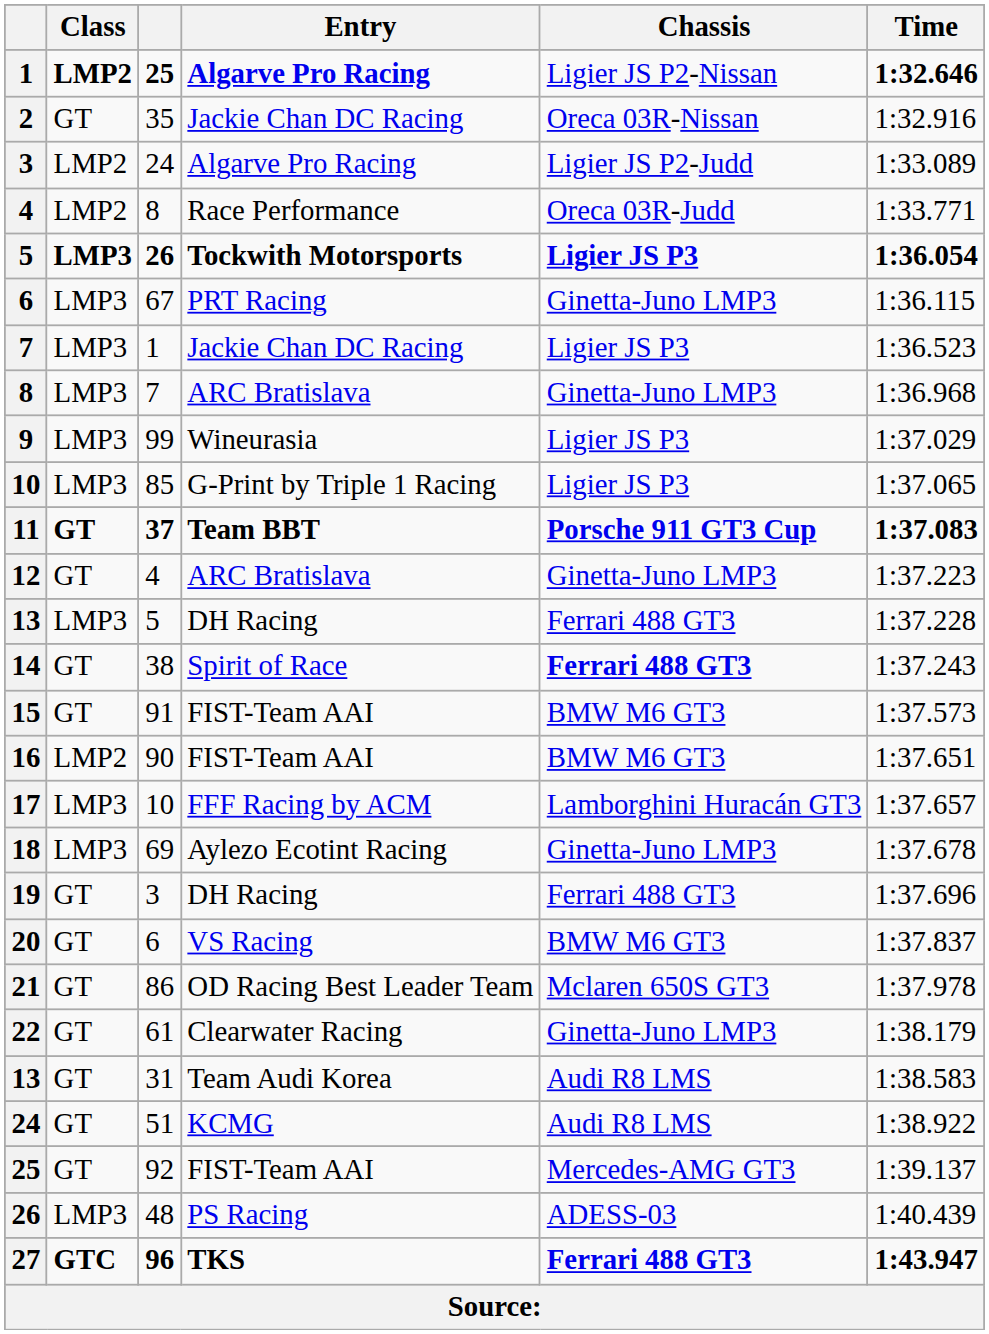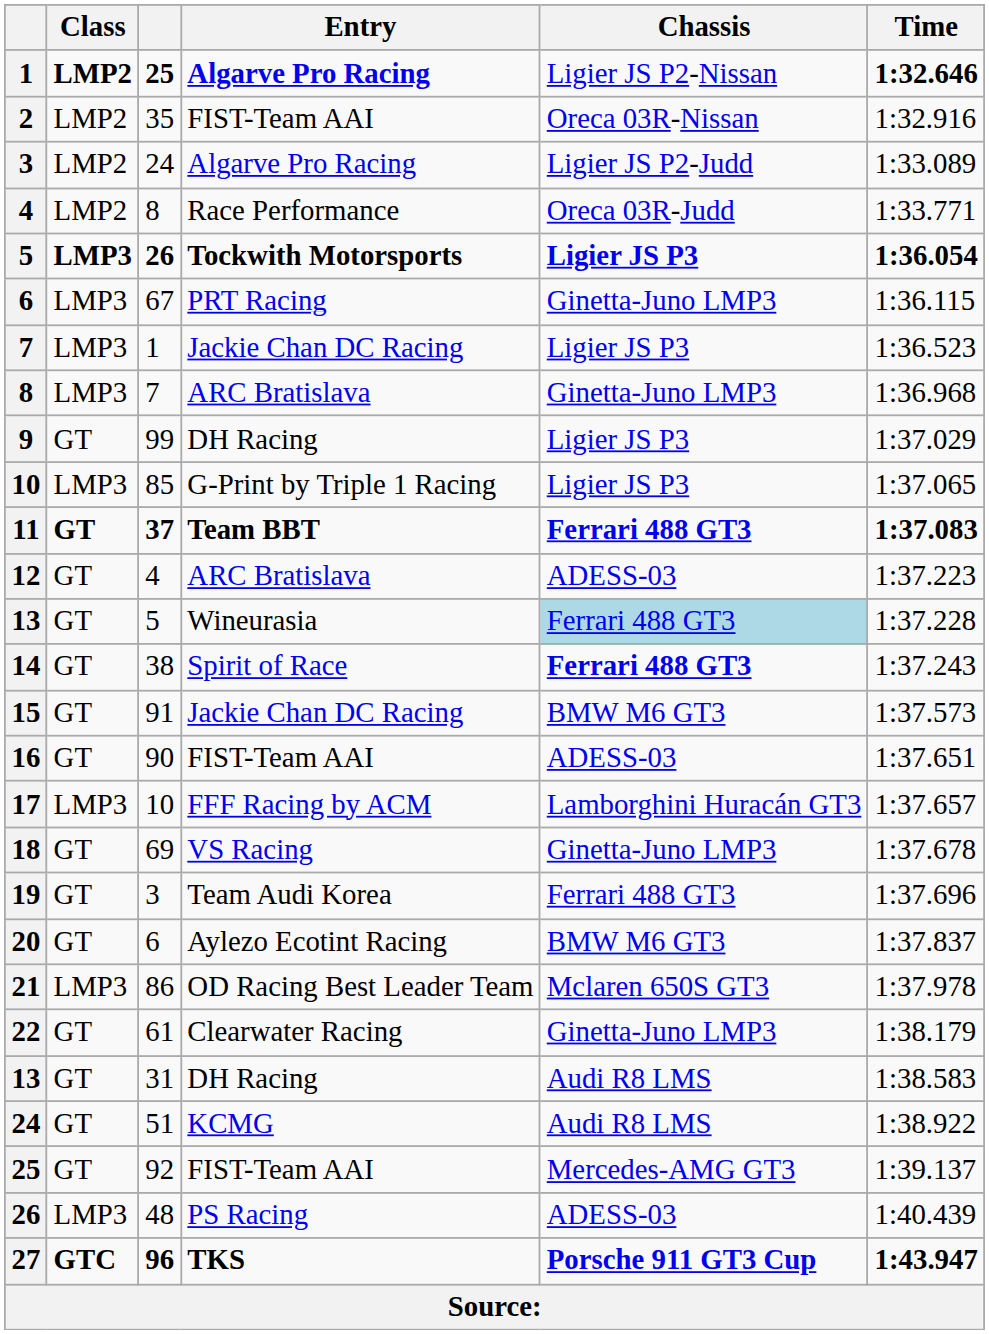(73, 118) GT -> (90, 118) LMP2
(325, 118) Jackie Chan DC Racing -> (281, 118) FIST-Team AAI
(90, 438) LMP3 -> (73, 438) GT
(252, 438) Wineurasia -> (253, 438) DH Racing
(682, 529) Porsche 911 GT3 Cup -> (649, 529) Ferrari 488 GT3
(662, 575) Ginetta-Juno LMP3 -> (612, 575) ADESS-03
(90, 621) LMP3 -> (73, 621) GT
(253, 621) DH Racing -> (252, 621) Wineurasia
(641, 621) no background -> (641, 621) lightblue background
(281, 712) FIST-Team AAI -> (325, 712) Jackie Chan DC Racing
(90, 758) LMP2 -> (73, 758) GT
(636, 758) BMW M6 GT3 -> (612, 758) ADESS-03
(90, 849) LMP3 -> (73, 849) GT
(317, 849) Aylezo Ecotint Racing -> (250, 849) VS Racing
(253, 895) DH Racing -> (290, 895) Team Audi Korea
(250, 940) VS Racing -> (317, 940) Aylezo Ecotint Racing
(73, 986) GT -> (90, 986) LMP3
(290, 1077) Team Audi Korea -> (253, 1077) DH Racing
(649, 1260) Ferrari 488 GT3 -> (682, 1260) Porsche 911 GT3 Cup
